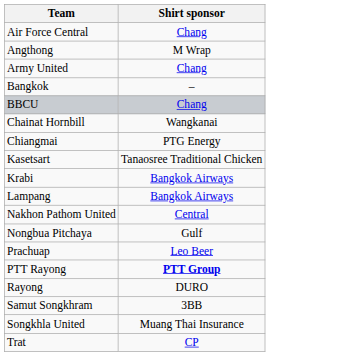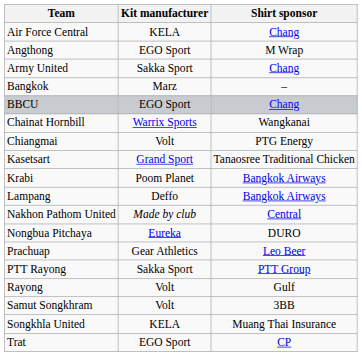+ column: (165, 13)
(192, 232) Gulf -> (284, 232) DURO
(192, 269) bold -> (284, 269) normal
(192, 287) DURO -> (284, 287) Gulf
